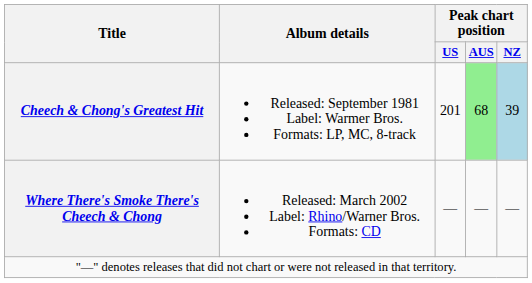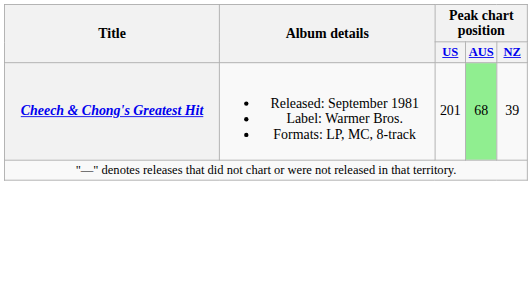(512, 111) lightblue background -> (512, 111) no background
- row: (112, 208)
